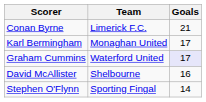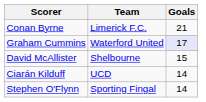- row: (44, 43)
(185, 74) 16 -> (182, 58) 15
+ row: (36, 74)
